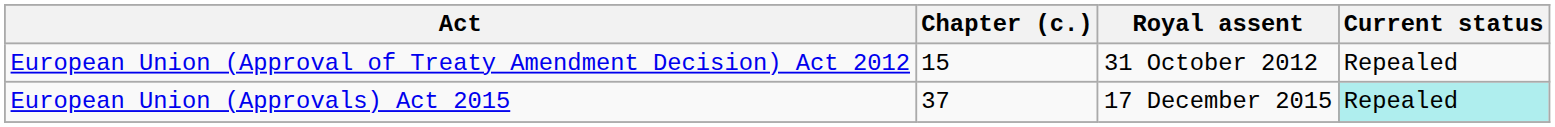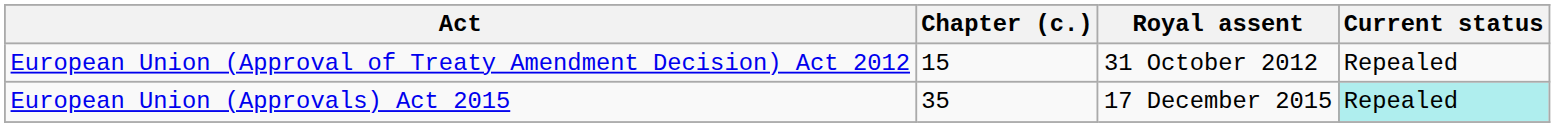(936, 102) 37 -> (936, 102) 35
